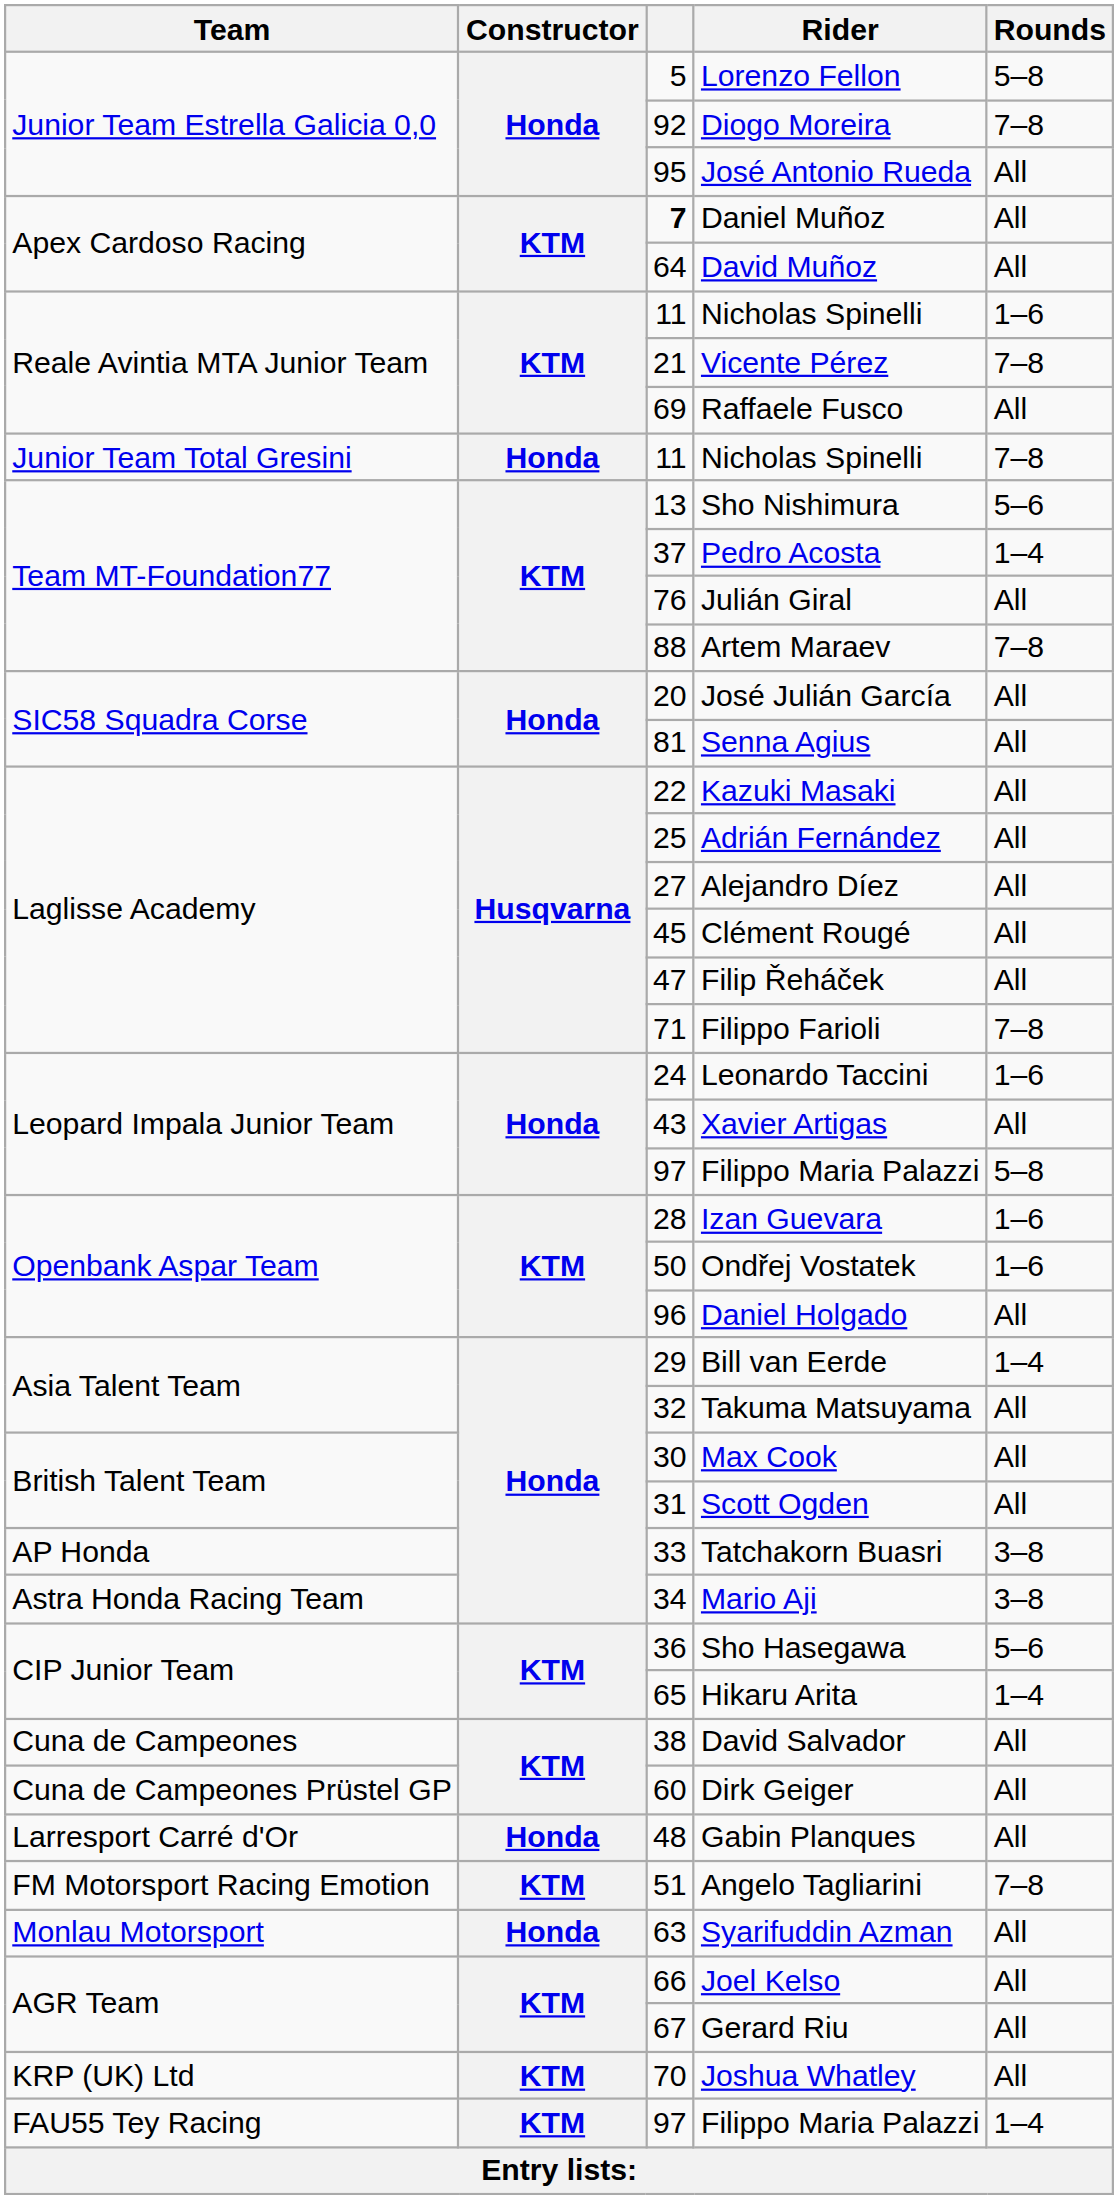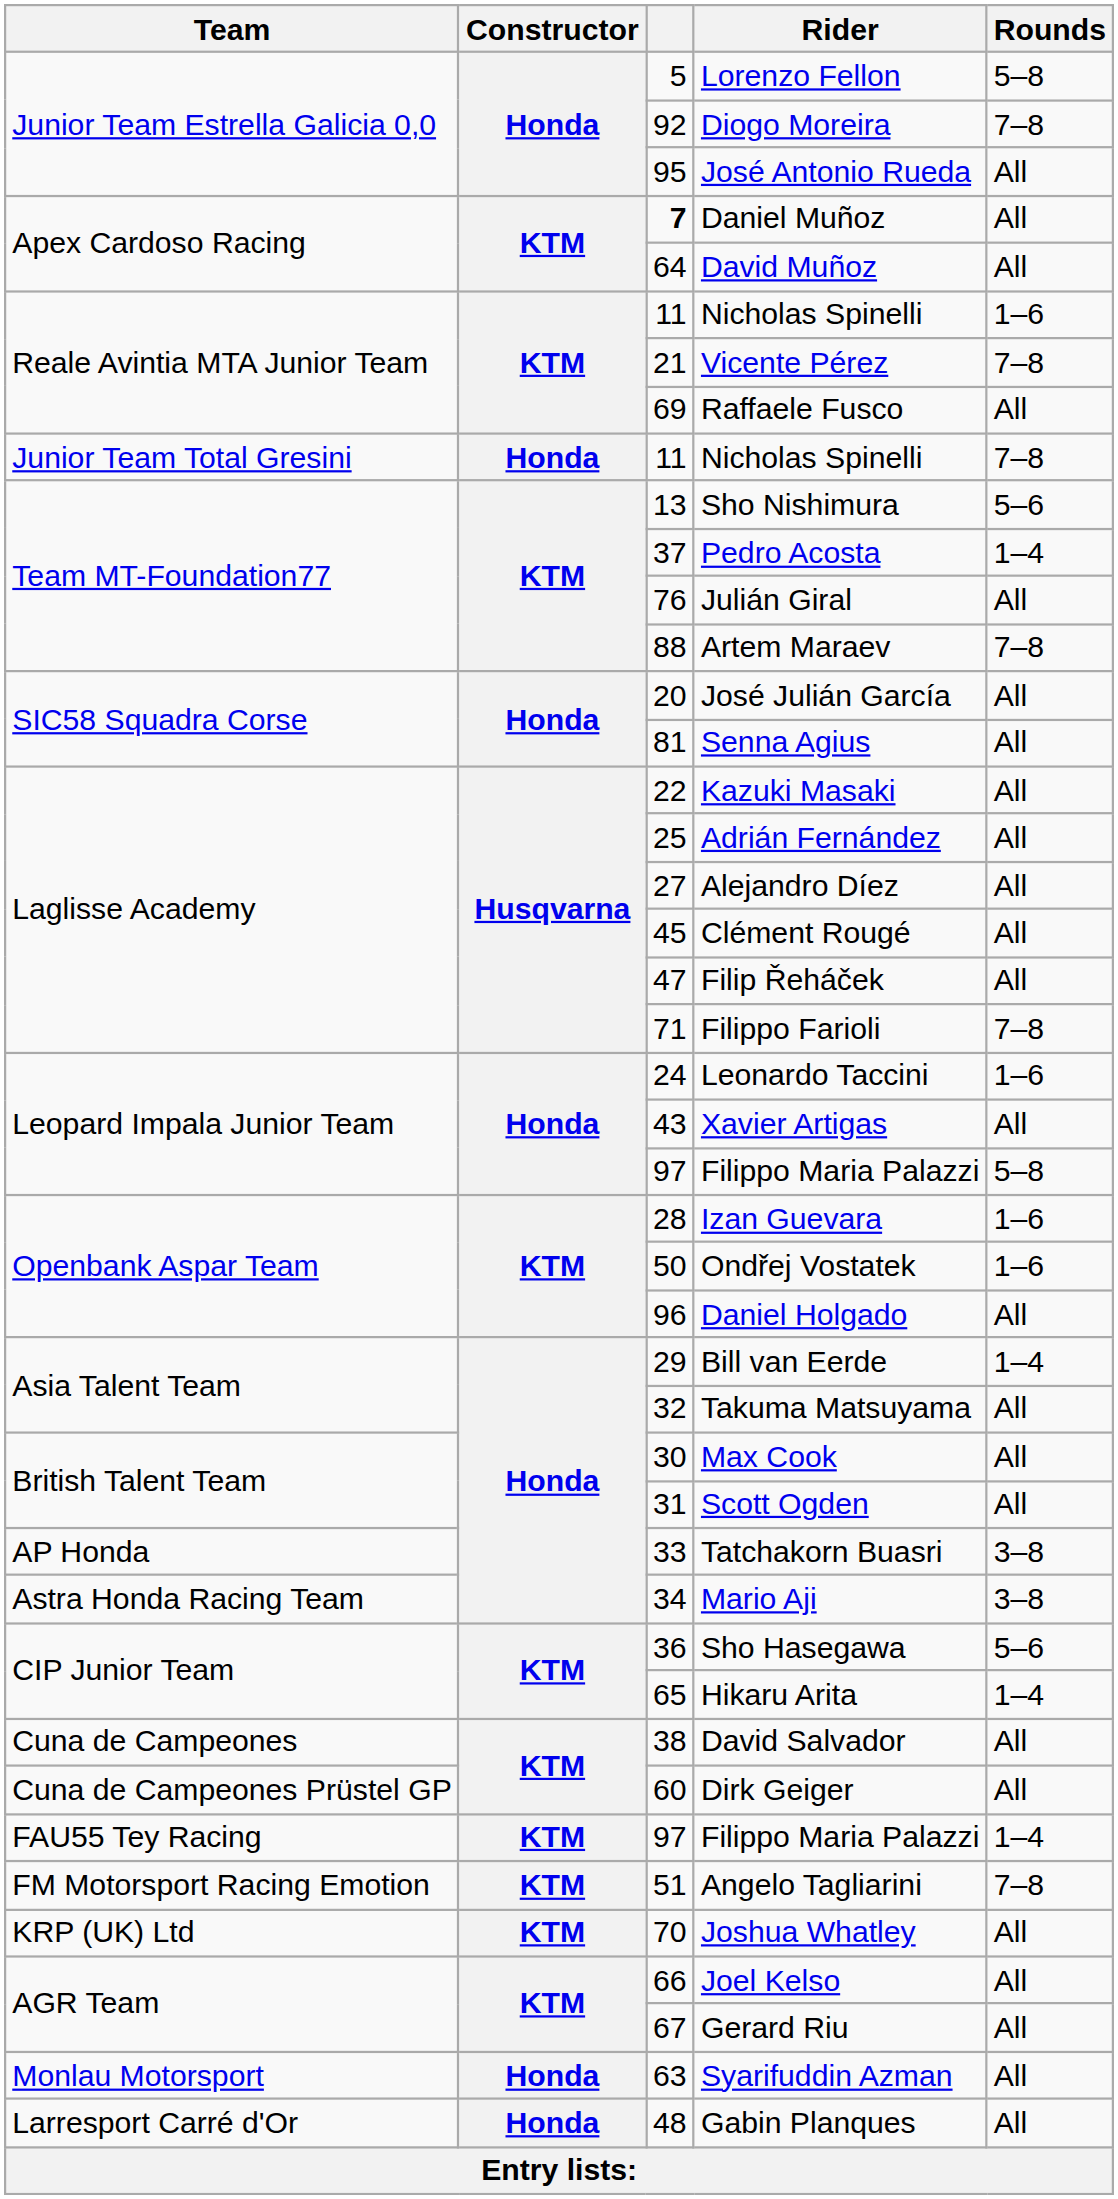rows swapped: (155, 1837) <-> (137, 2123)
rows swapped: (138, 1932) <-> (103, 2075)
